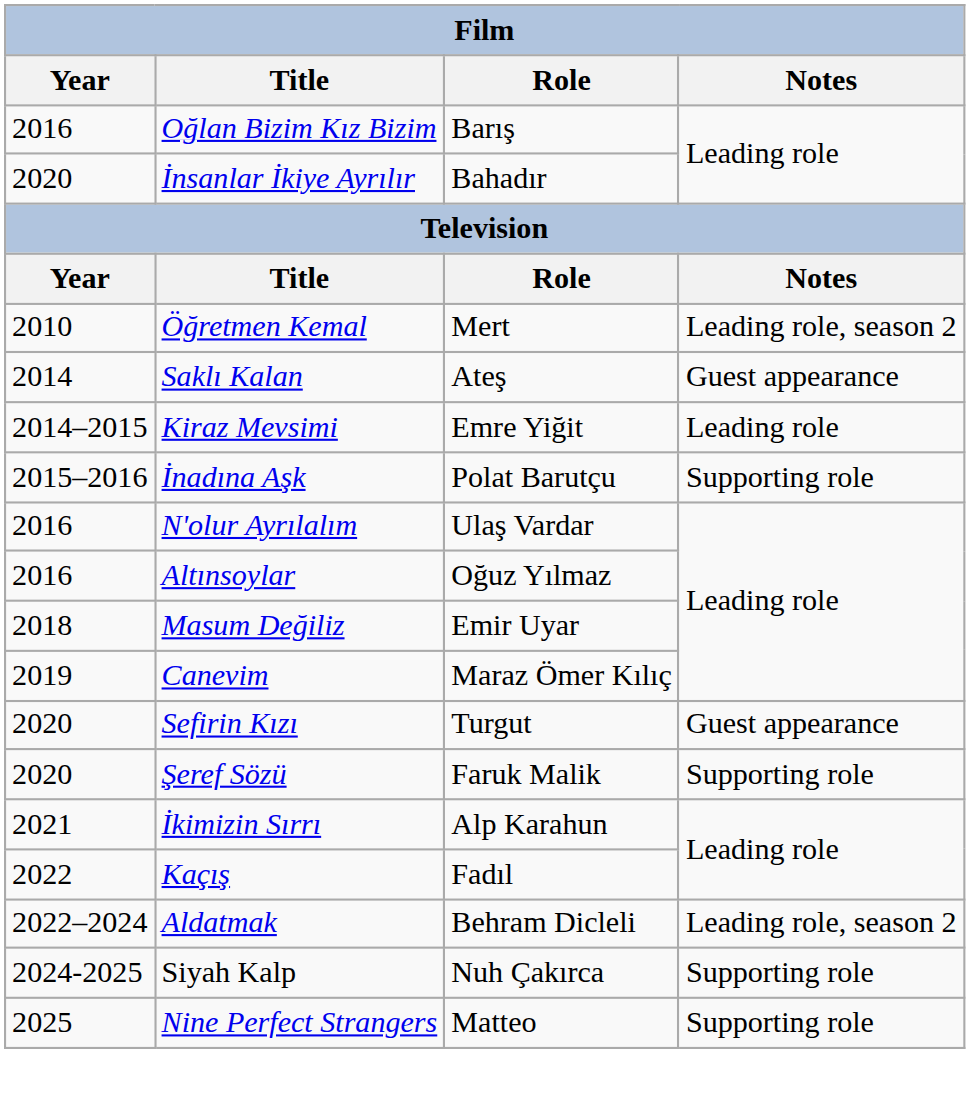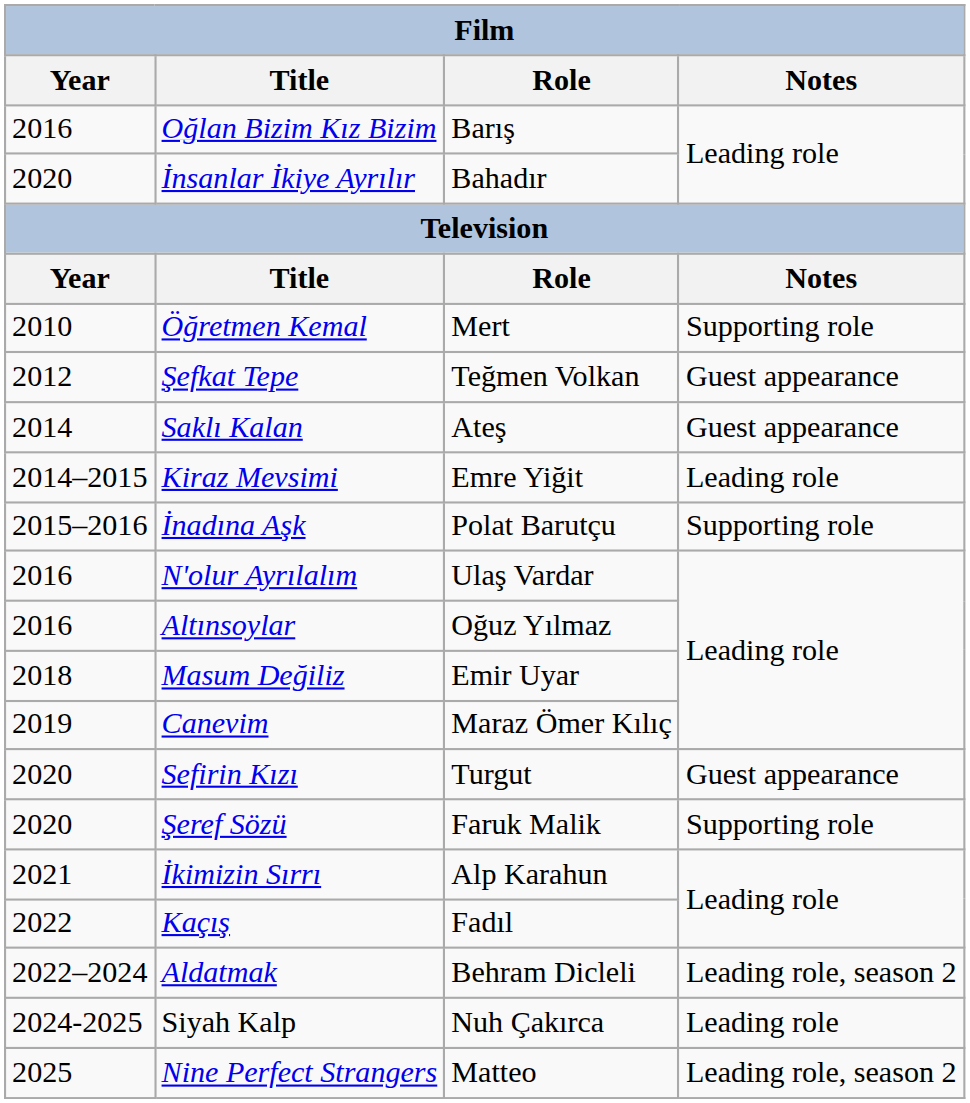(821, 327) Leading role, season 2 -> (780, 327) Supporting role
+ row: (230, 377)
(780, 972) Supporting role -> (762, 1022) Leading role
(780, 1022) Supporting role -> (821, 1072) Leading role, season 2
